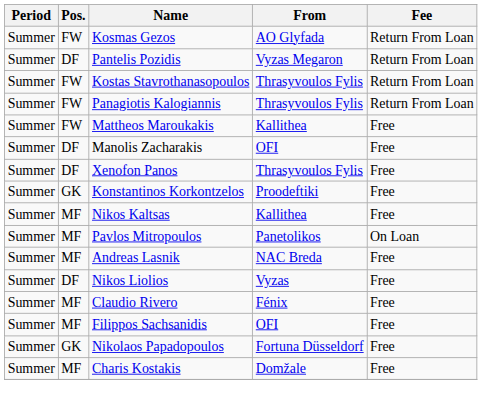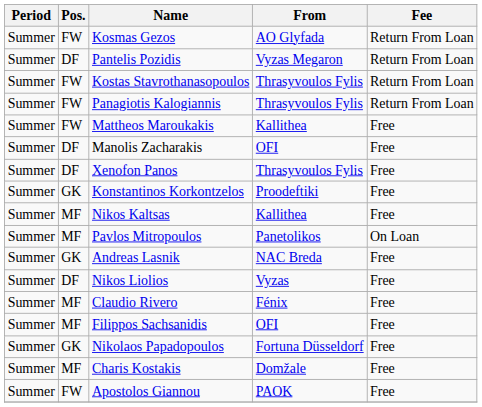(71, 258) MF -> (71, 258) GK
+ row: (146, 390)
